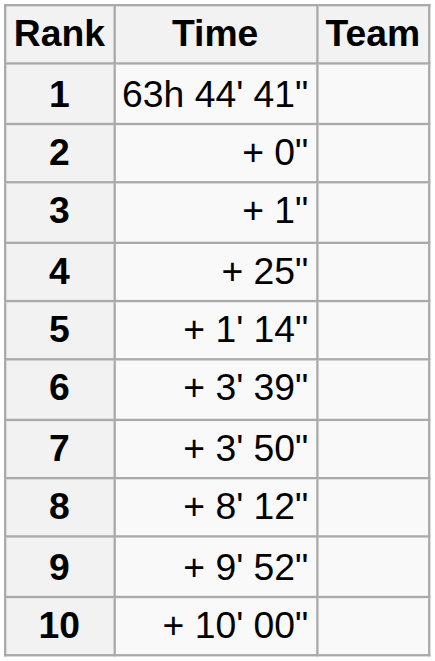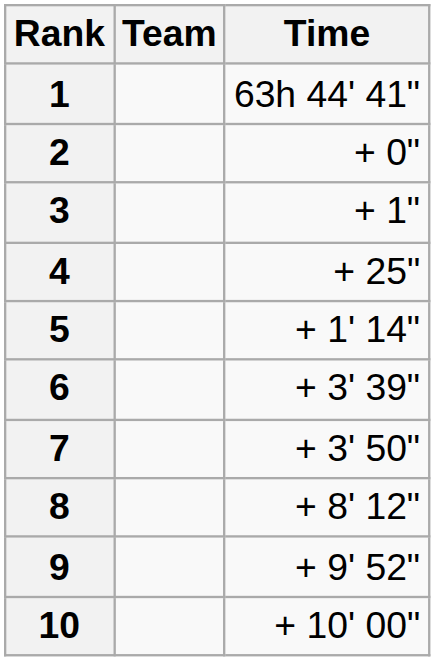columns swapped: (373, 34) <-> (215, 34)
